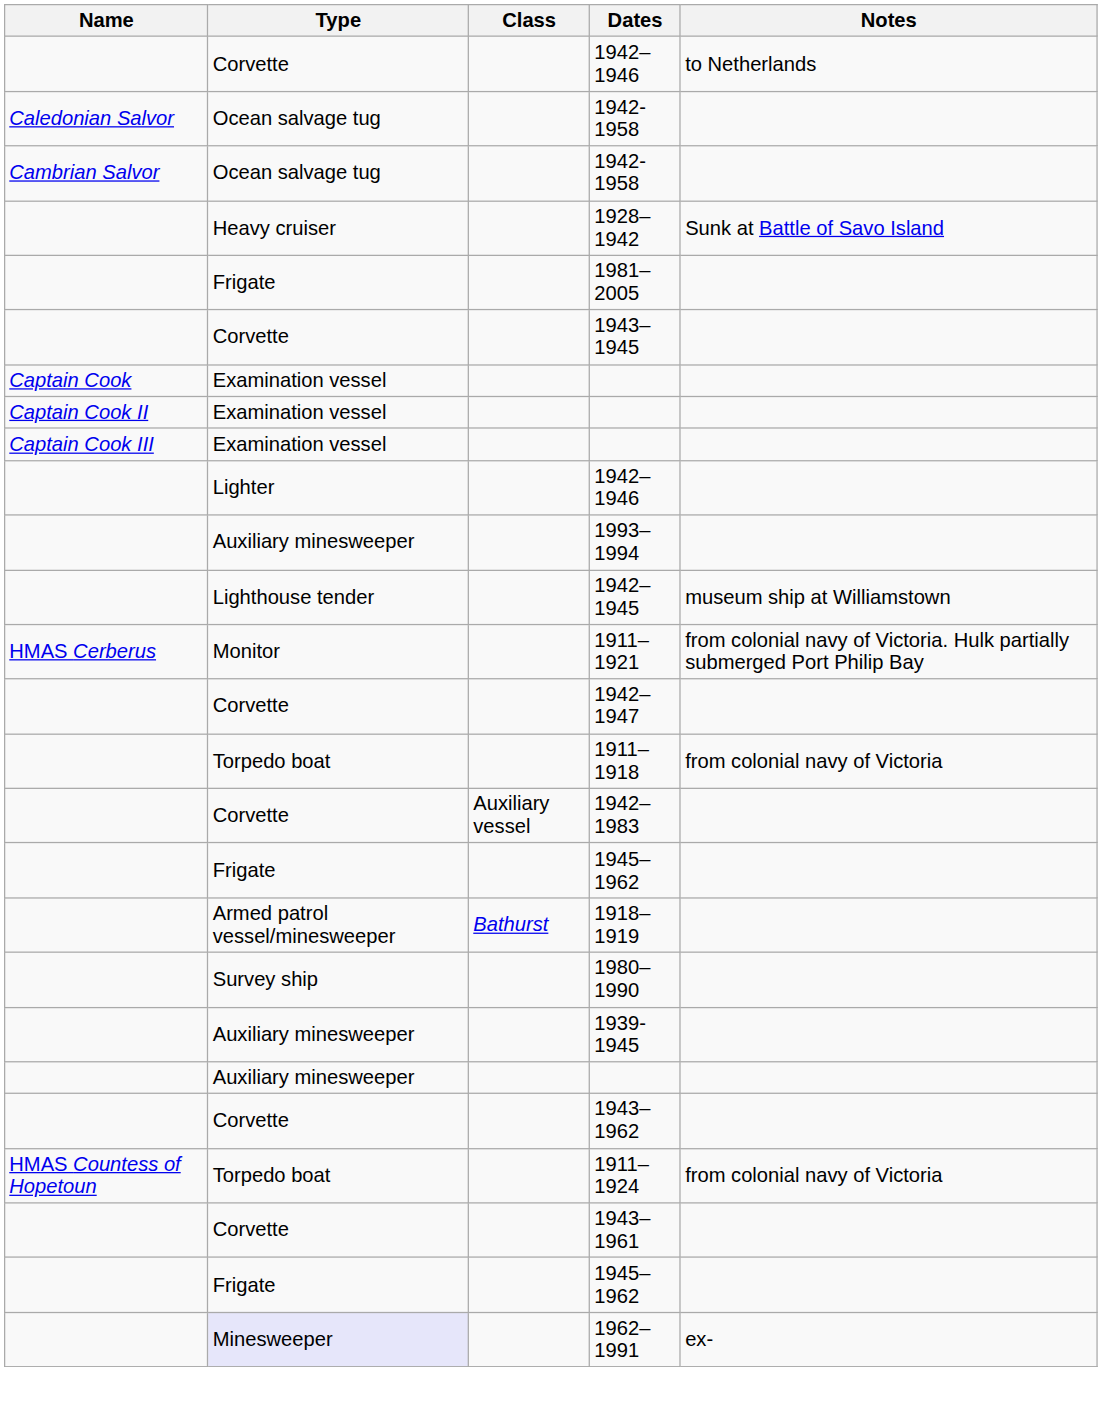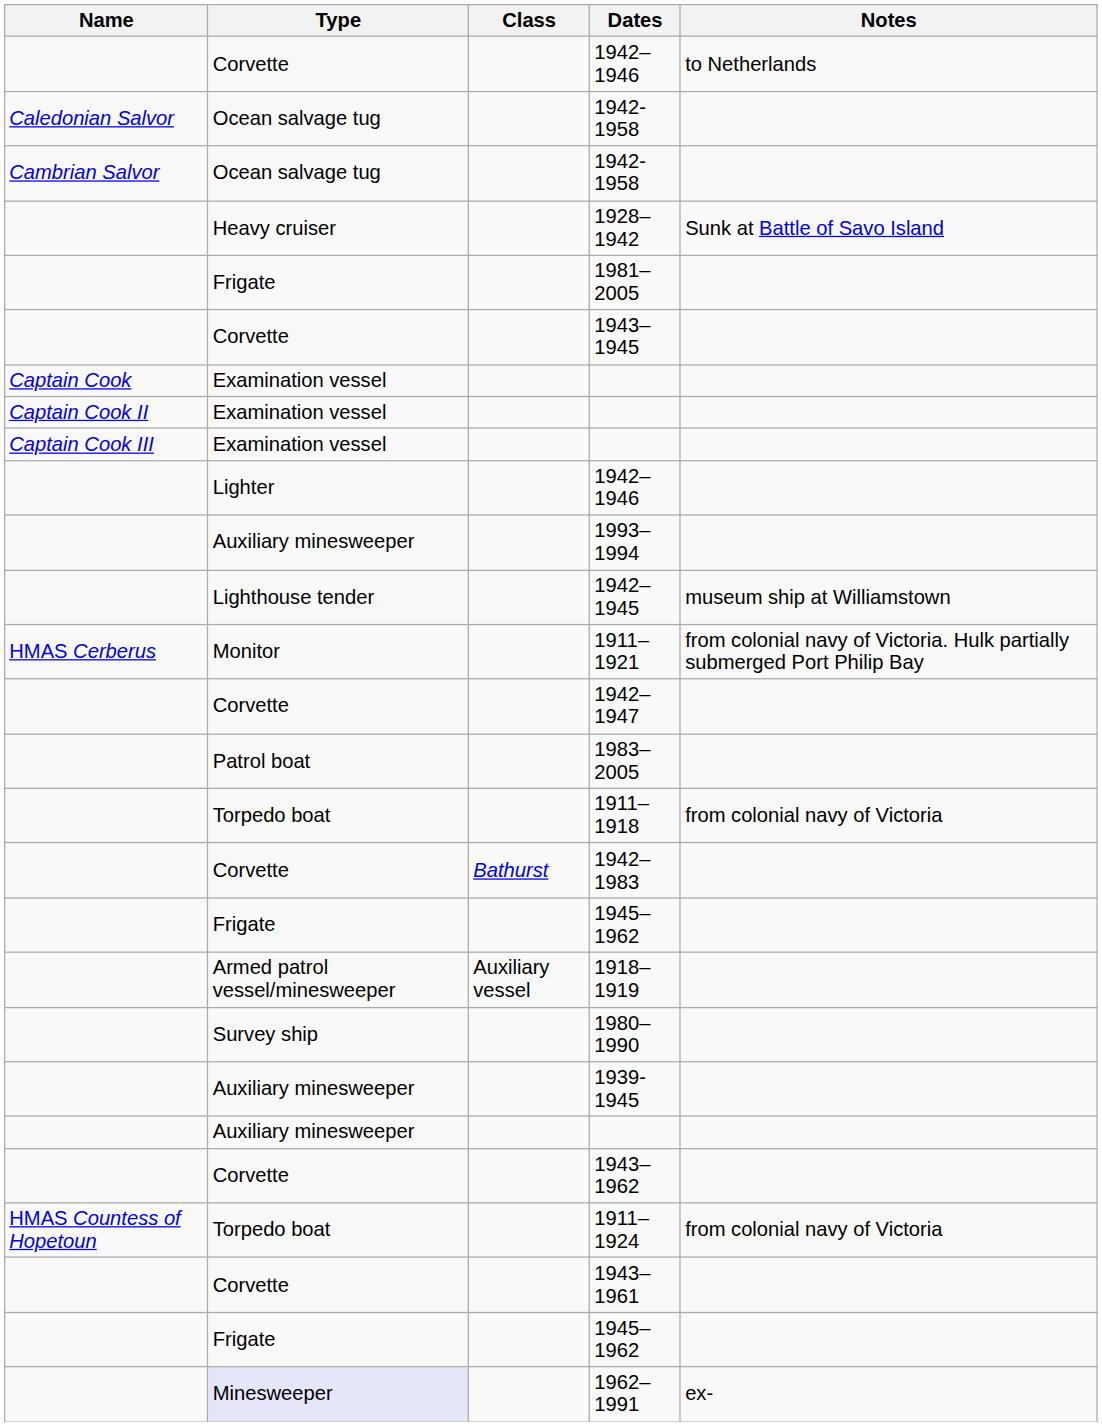+ row: (106, 761)
(511, 815) Auxiliary vessel -> (511, 870) Bathurst
(511, 924) Bathurst -> (511, 979) Auxiliary vessel
